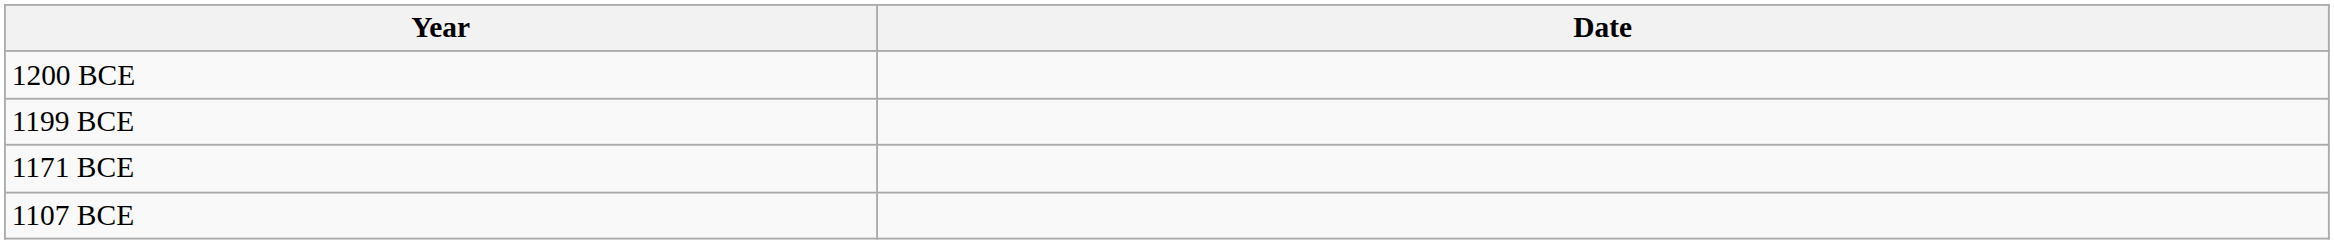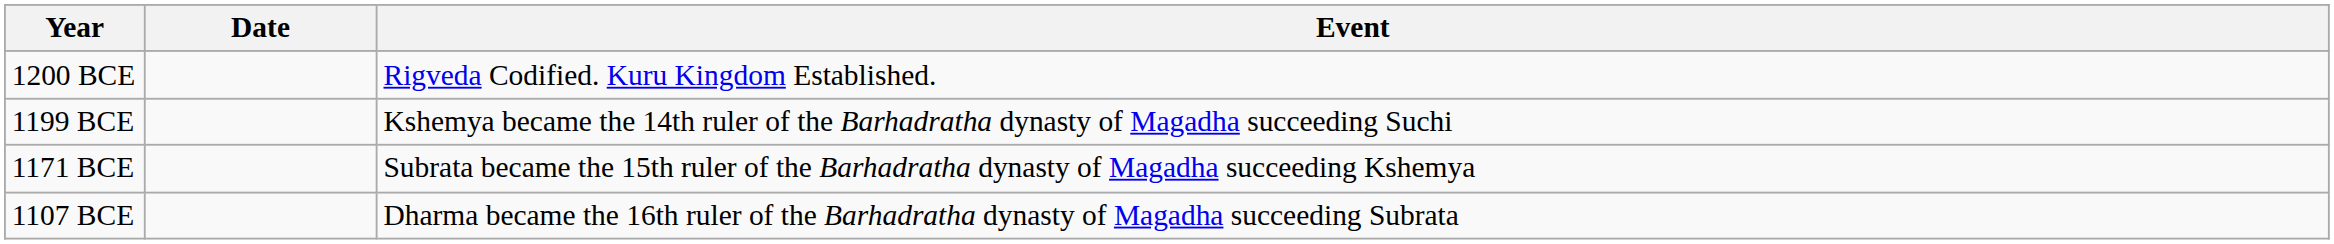+ column: (1353, 27)
